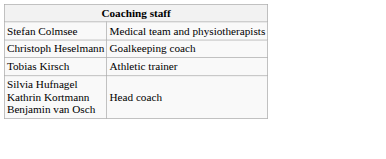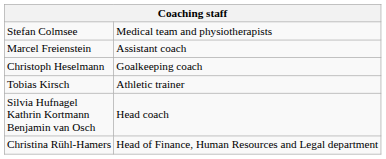+ row: (49, 48)
+ row: (59, 145)
